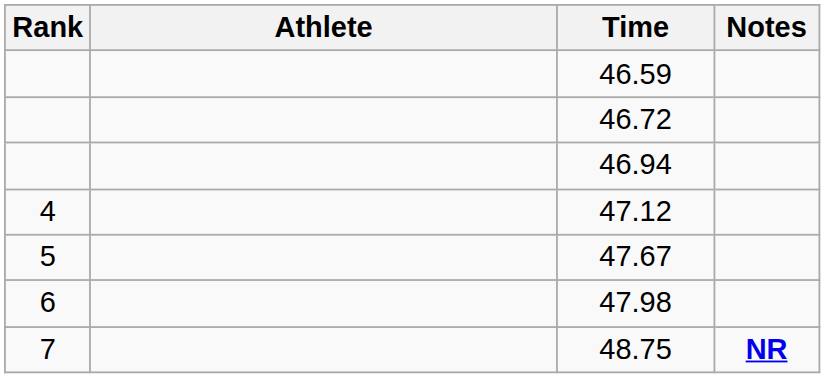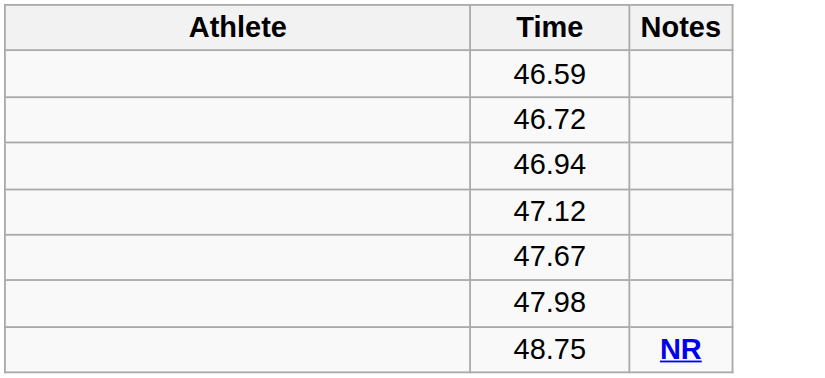- column: (48, 27)
